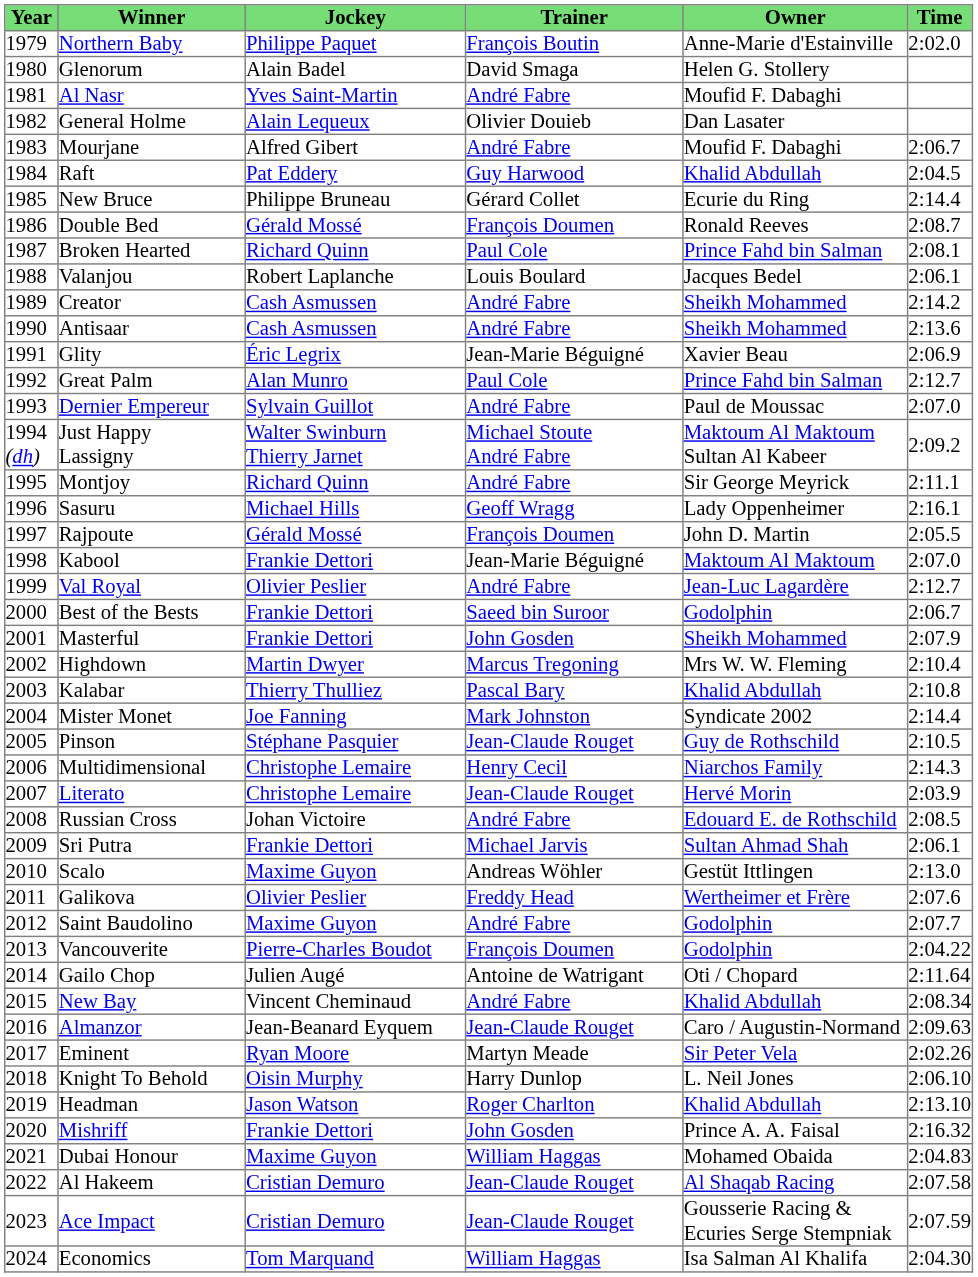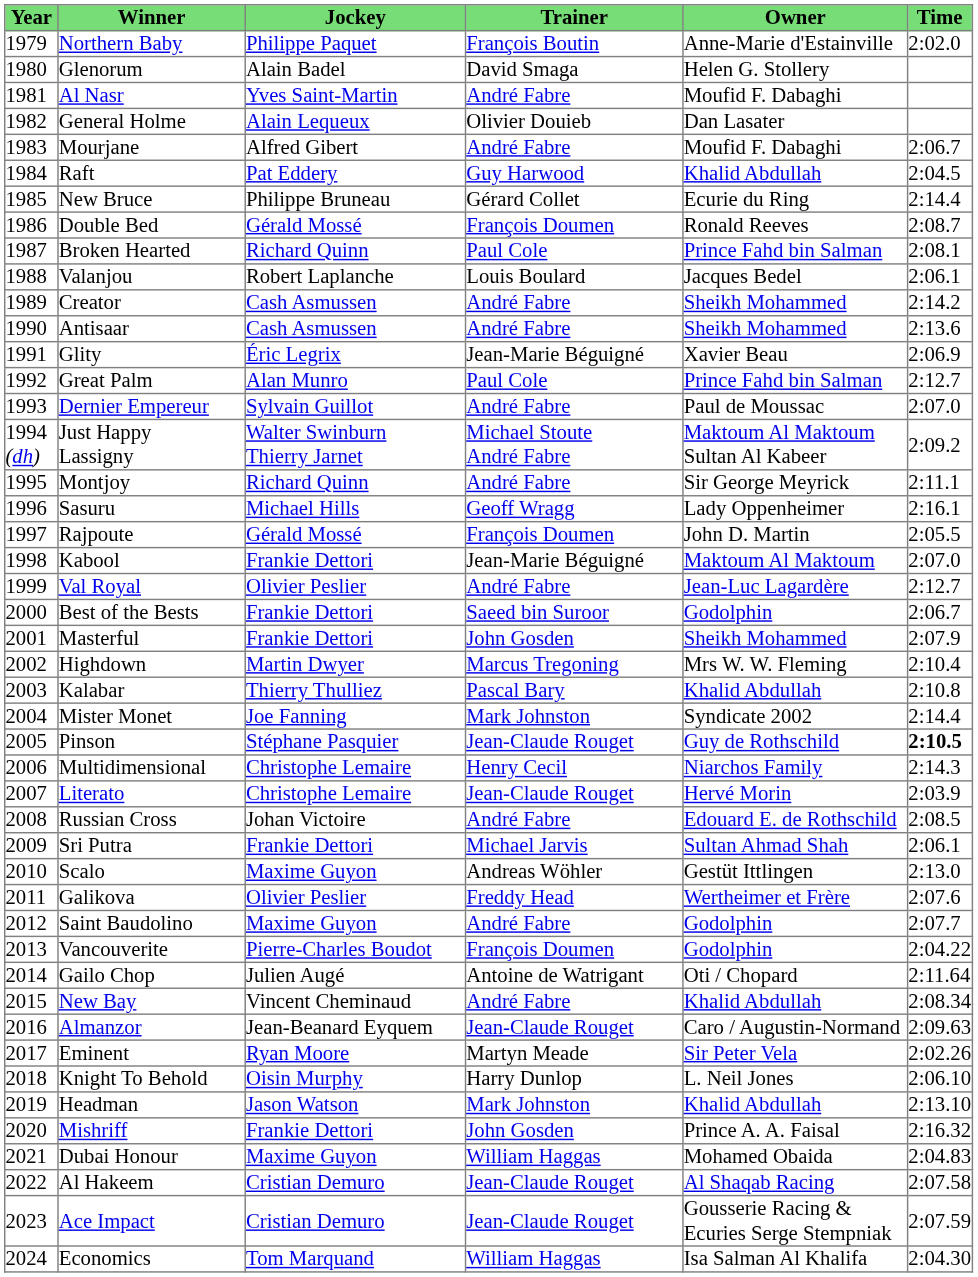(935, 741) normal -> (935, 741) bold
(530, 1104) Roger Charlton -> (528, 1104) Mark Johnston
